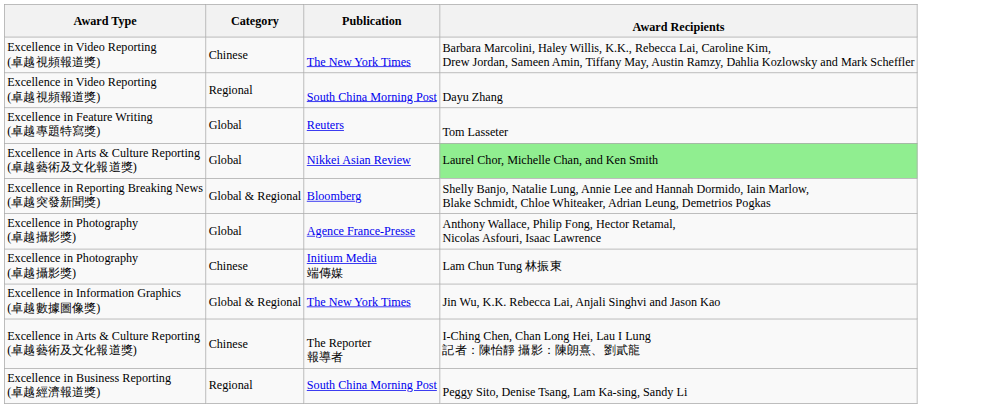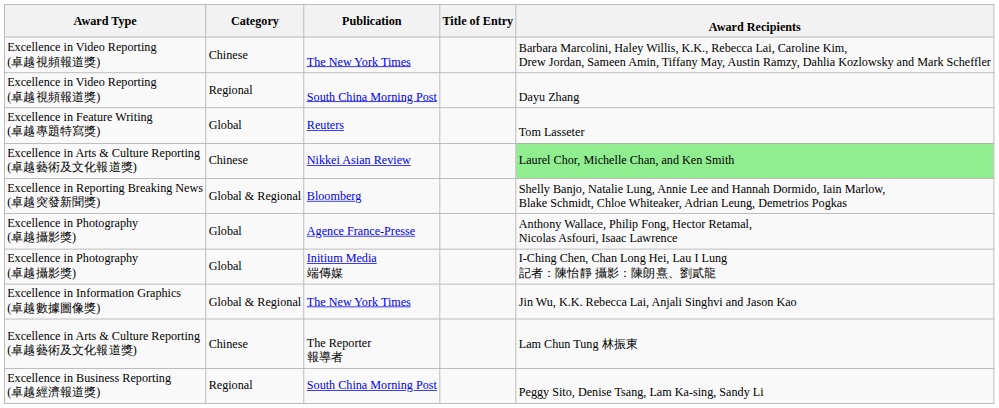+ column: (478, 20)
(225, 160) Global -> (228, 160) Chinese
(228, 266) Chinese -> (225, 266) Global
(502, 266) Lam Chun Tung 林振東 -> (623, 265) I-Ching Chen, Chan Long Hei, Lau I Lung 記者：陳怡靜 攝影：陳朗熹、劉貳龍
(547, 343) I-Ching Chen, Chan Long Hei, Lau I Lung 記者：陳怡靜 攝影：陳朗熹、劉貳龍 -> (578, 343) Lam Chun Tung 林振東
